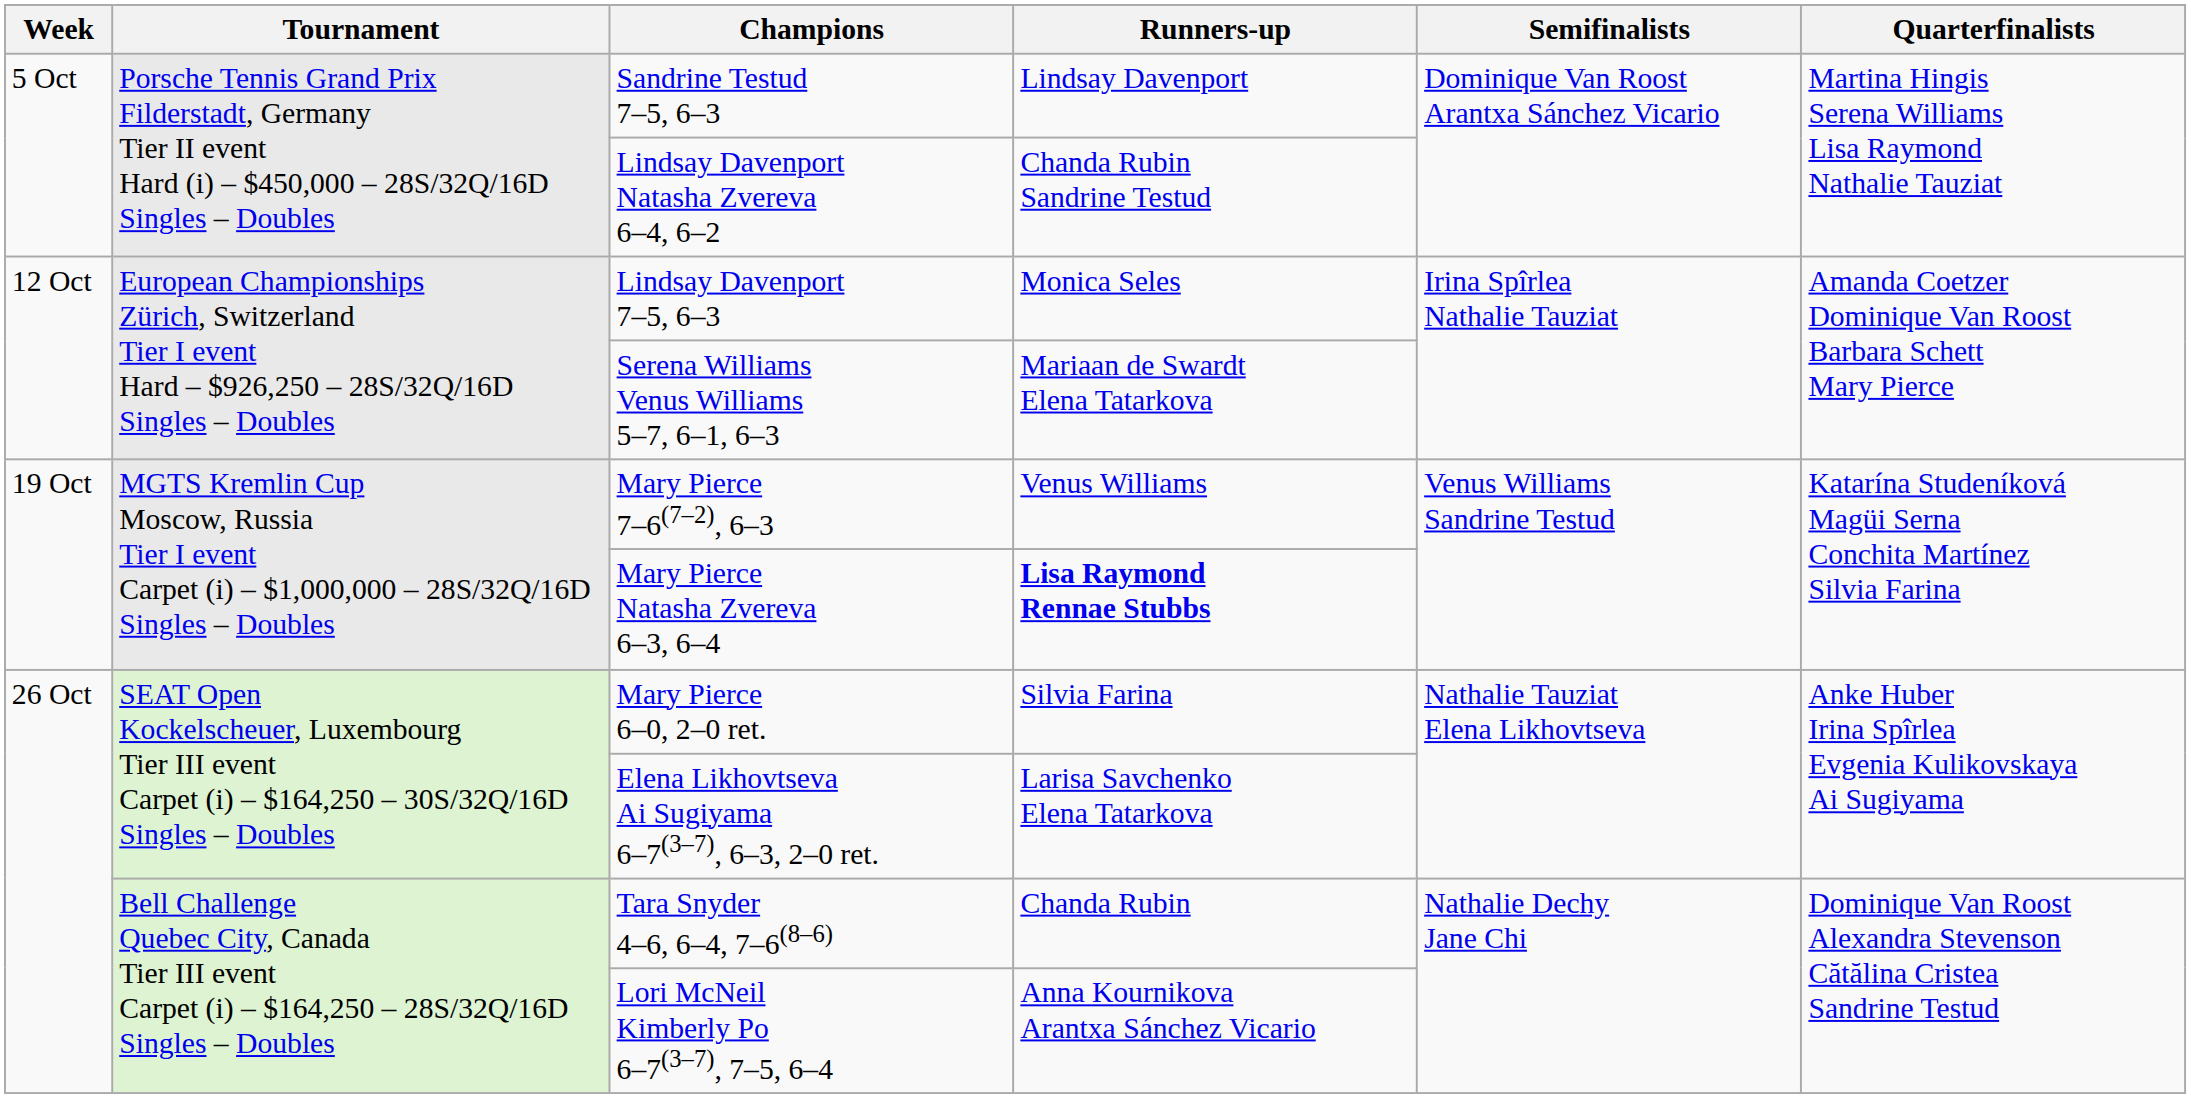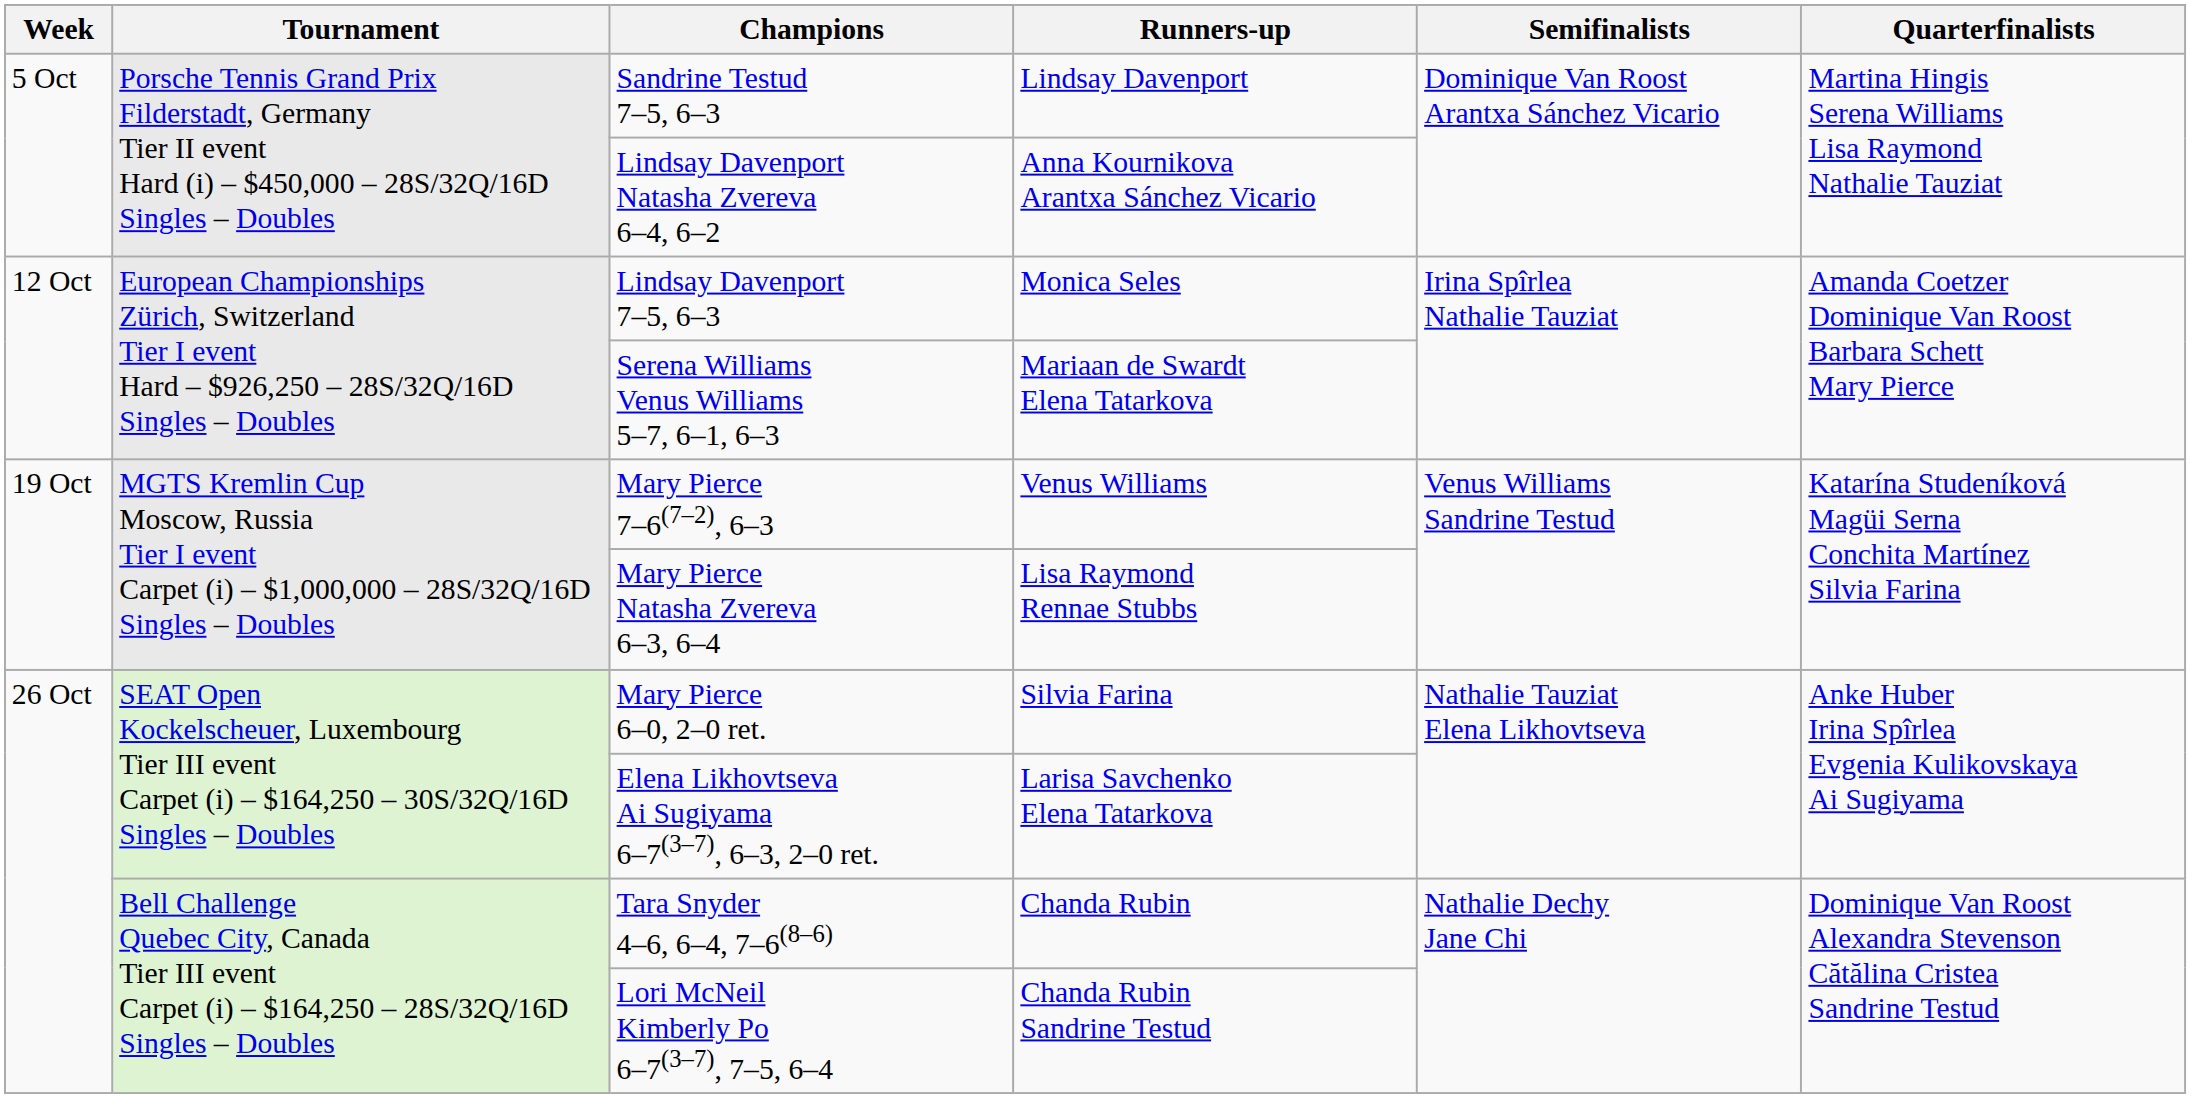(1116, 179) Chanda Rubin Sandrine Testud -> (1168, 179) Anna Kournikova Arantxa Sánchez Vicario
(1115, 591) bold -> (1109, 591) normal
(1168, 1009) Anna Kournikova Arantxa Sánchez Vicario -> (1116, 1009) Chanda Rubin Sandrine Testud
